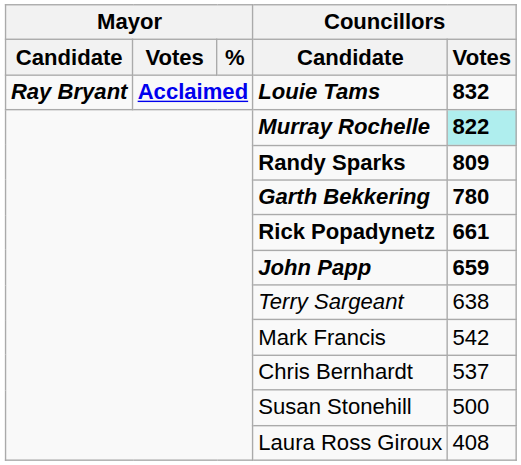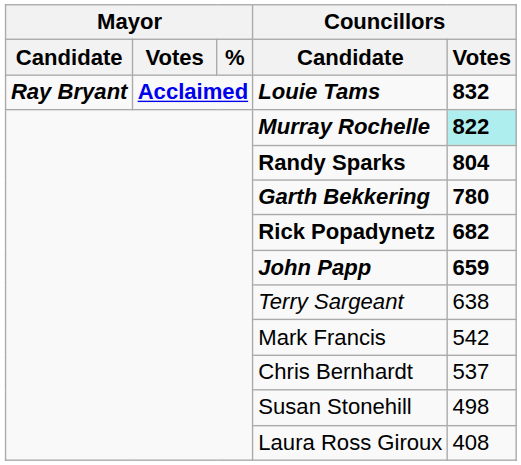(471, 162) 809 -> (471, 162) 804
(471, 232) 661 -> (471, 232) 682
(471, 407) 500 -> (471, 407) 498
